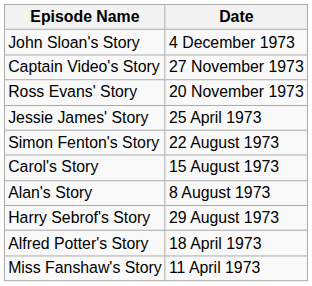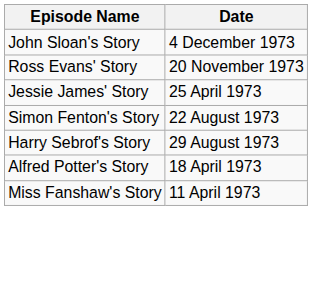- row: (84, 67)
- row: (53, 167)
- row: (50, 192)
